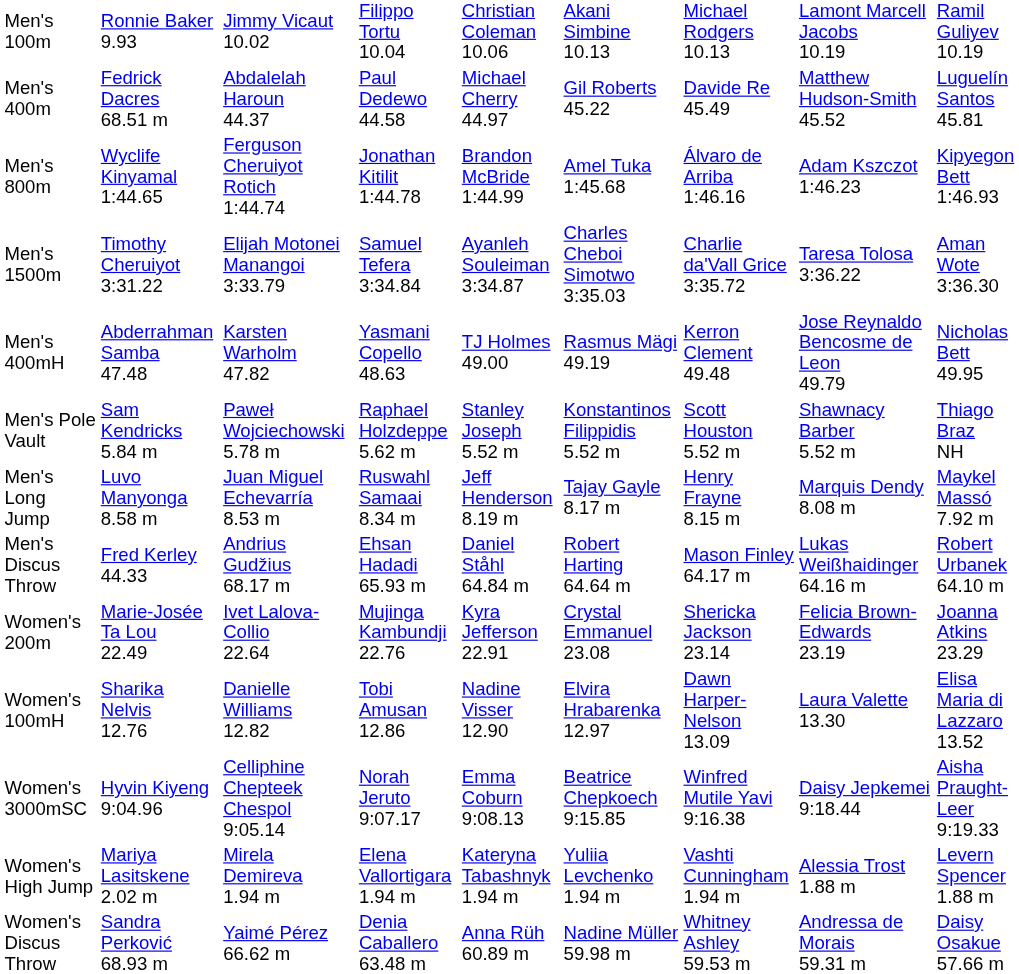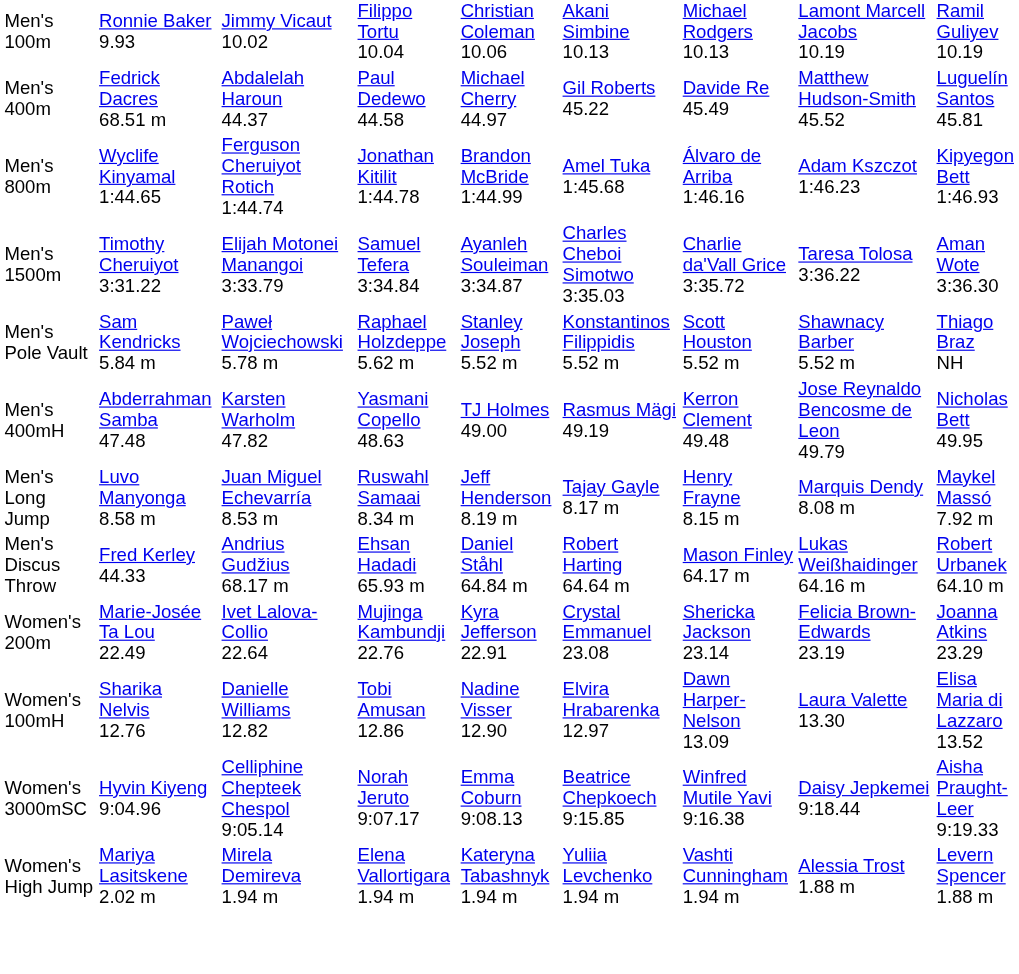rows swapped: (34, 353) <-> (50, 430)
- row: (43, 943)
